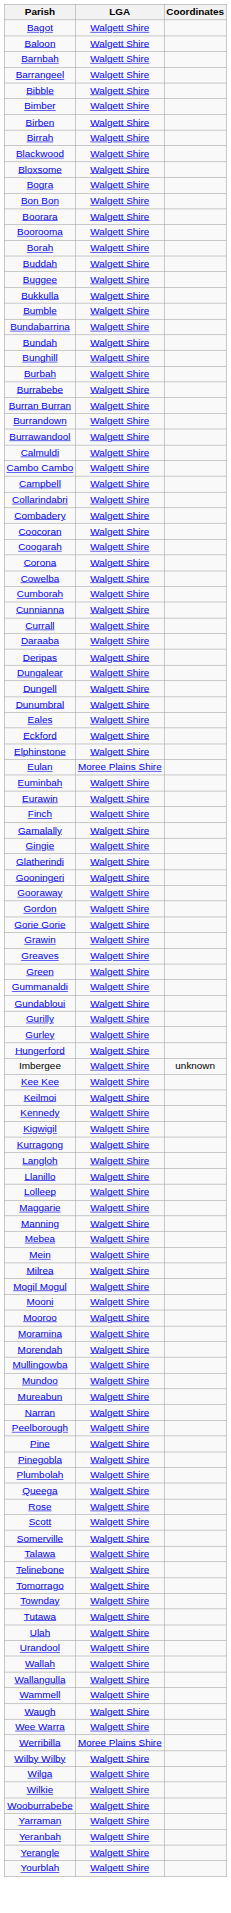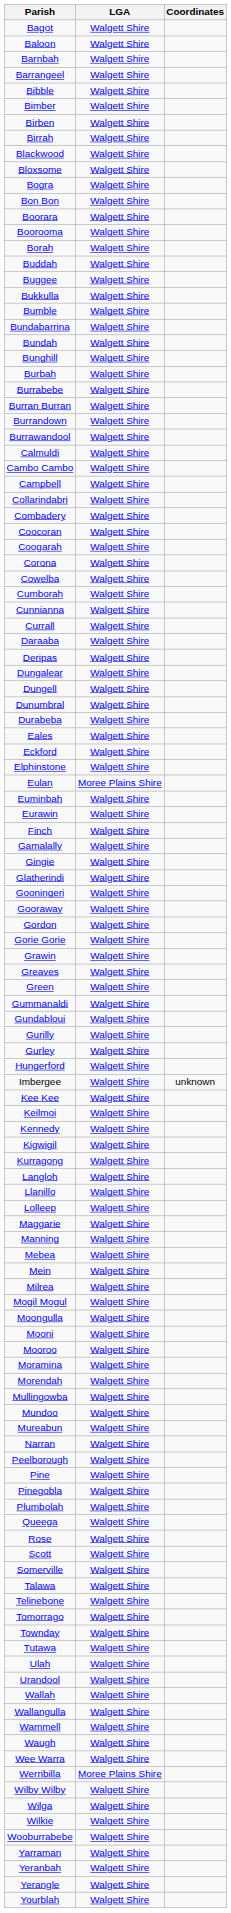+ row: (40, 720)
+ row: (40, 1318)
